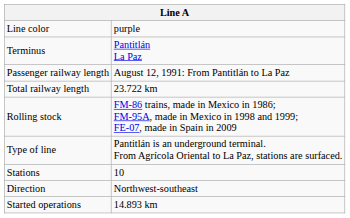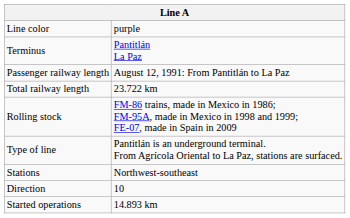(119, 172) 10 -> (156, 172) Northwest-southeast
(156, 188) Northwest-southeast -> (119, 188) 10
